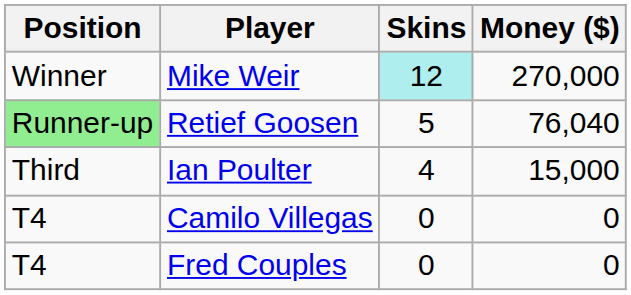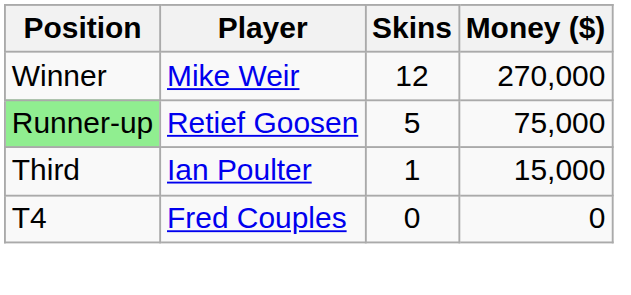(426, 75) paleturquoise background -> (412, 75) no background
(574, 123) 76,040 -> (560, 123) 75,000
(426, 170) 4 -> (412, 170) 1
- row: (270, 218)
